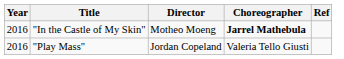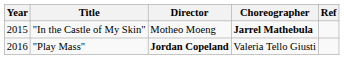(17, 29) 2016 -> (17, 29) 2015
(186, 46) normal -> (190, 46) bold
